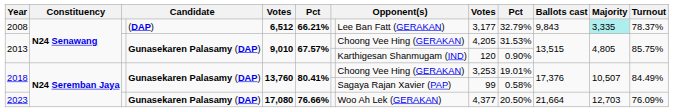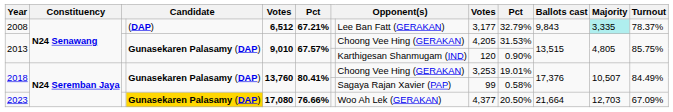(313, 26) 66.21% -> (313, 26) 67.21%
(194, 100) no background -> (194, 100) gold background
(648, 100) 76.09% -> (648, 100) 67.09%
